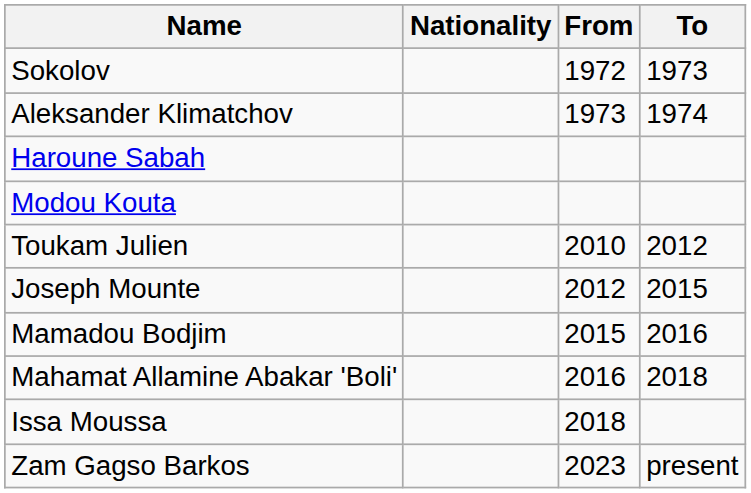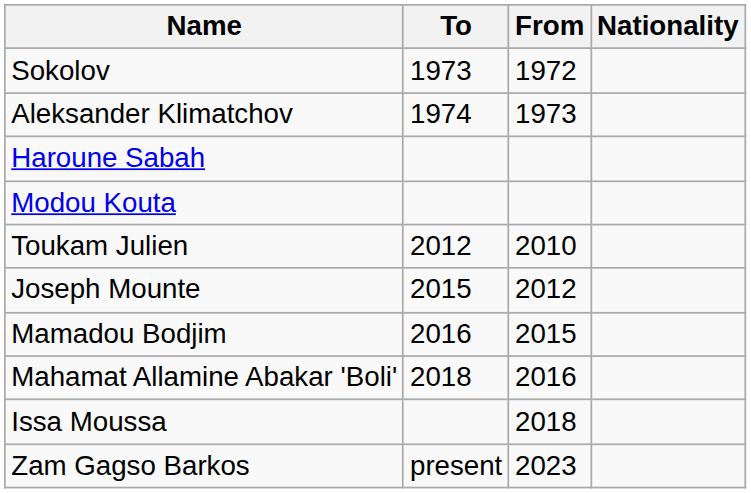columns swapped: (481, 26) <-> (692, 26)
